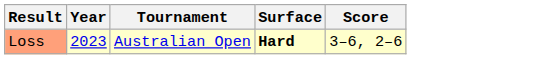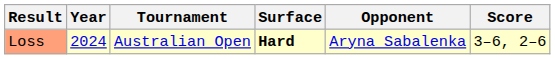+ column: (398, 17)
(88, 42) 2023 -> (88, 42) 2024
